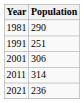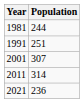(38, 28) 290 -> (38, 28) 244
(38, 59) 306 -> (38, 59) 307
